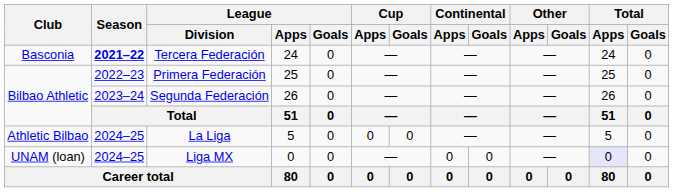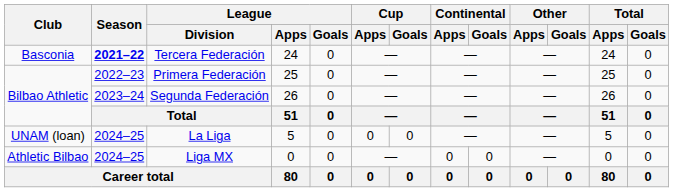(48, 136) Athletic Bilbao -> (48, 136) UNAM (loan)
(48, 156) UNAM (loan) -> (48, 156) Athletic Bilbao
(608, 156) lavender background -> (608, 156) no background
